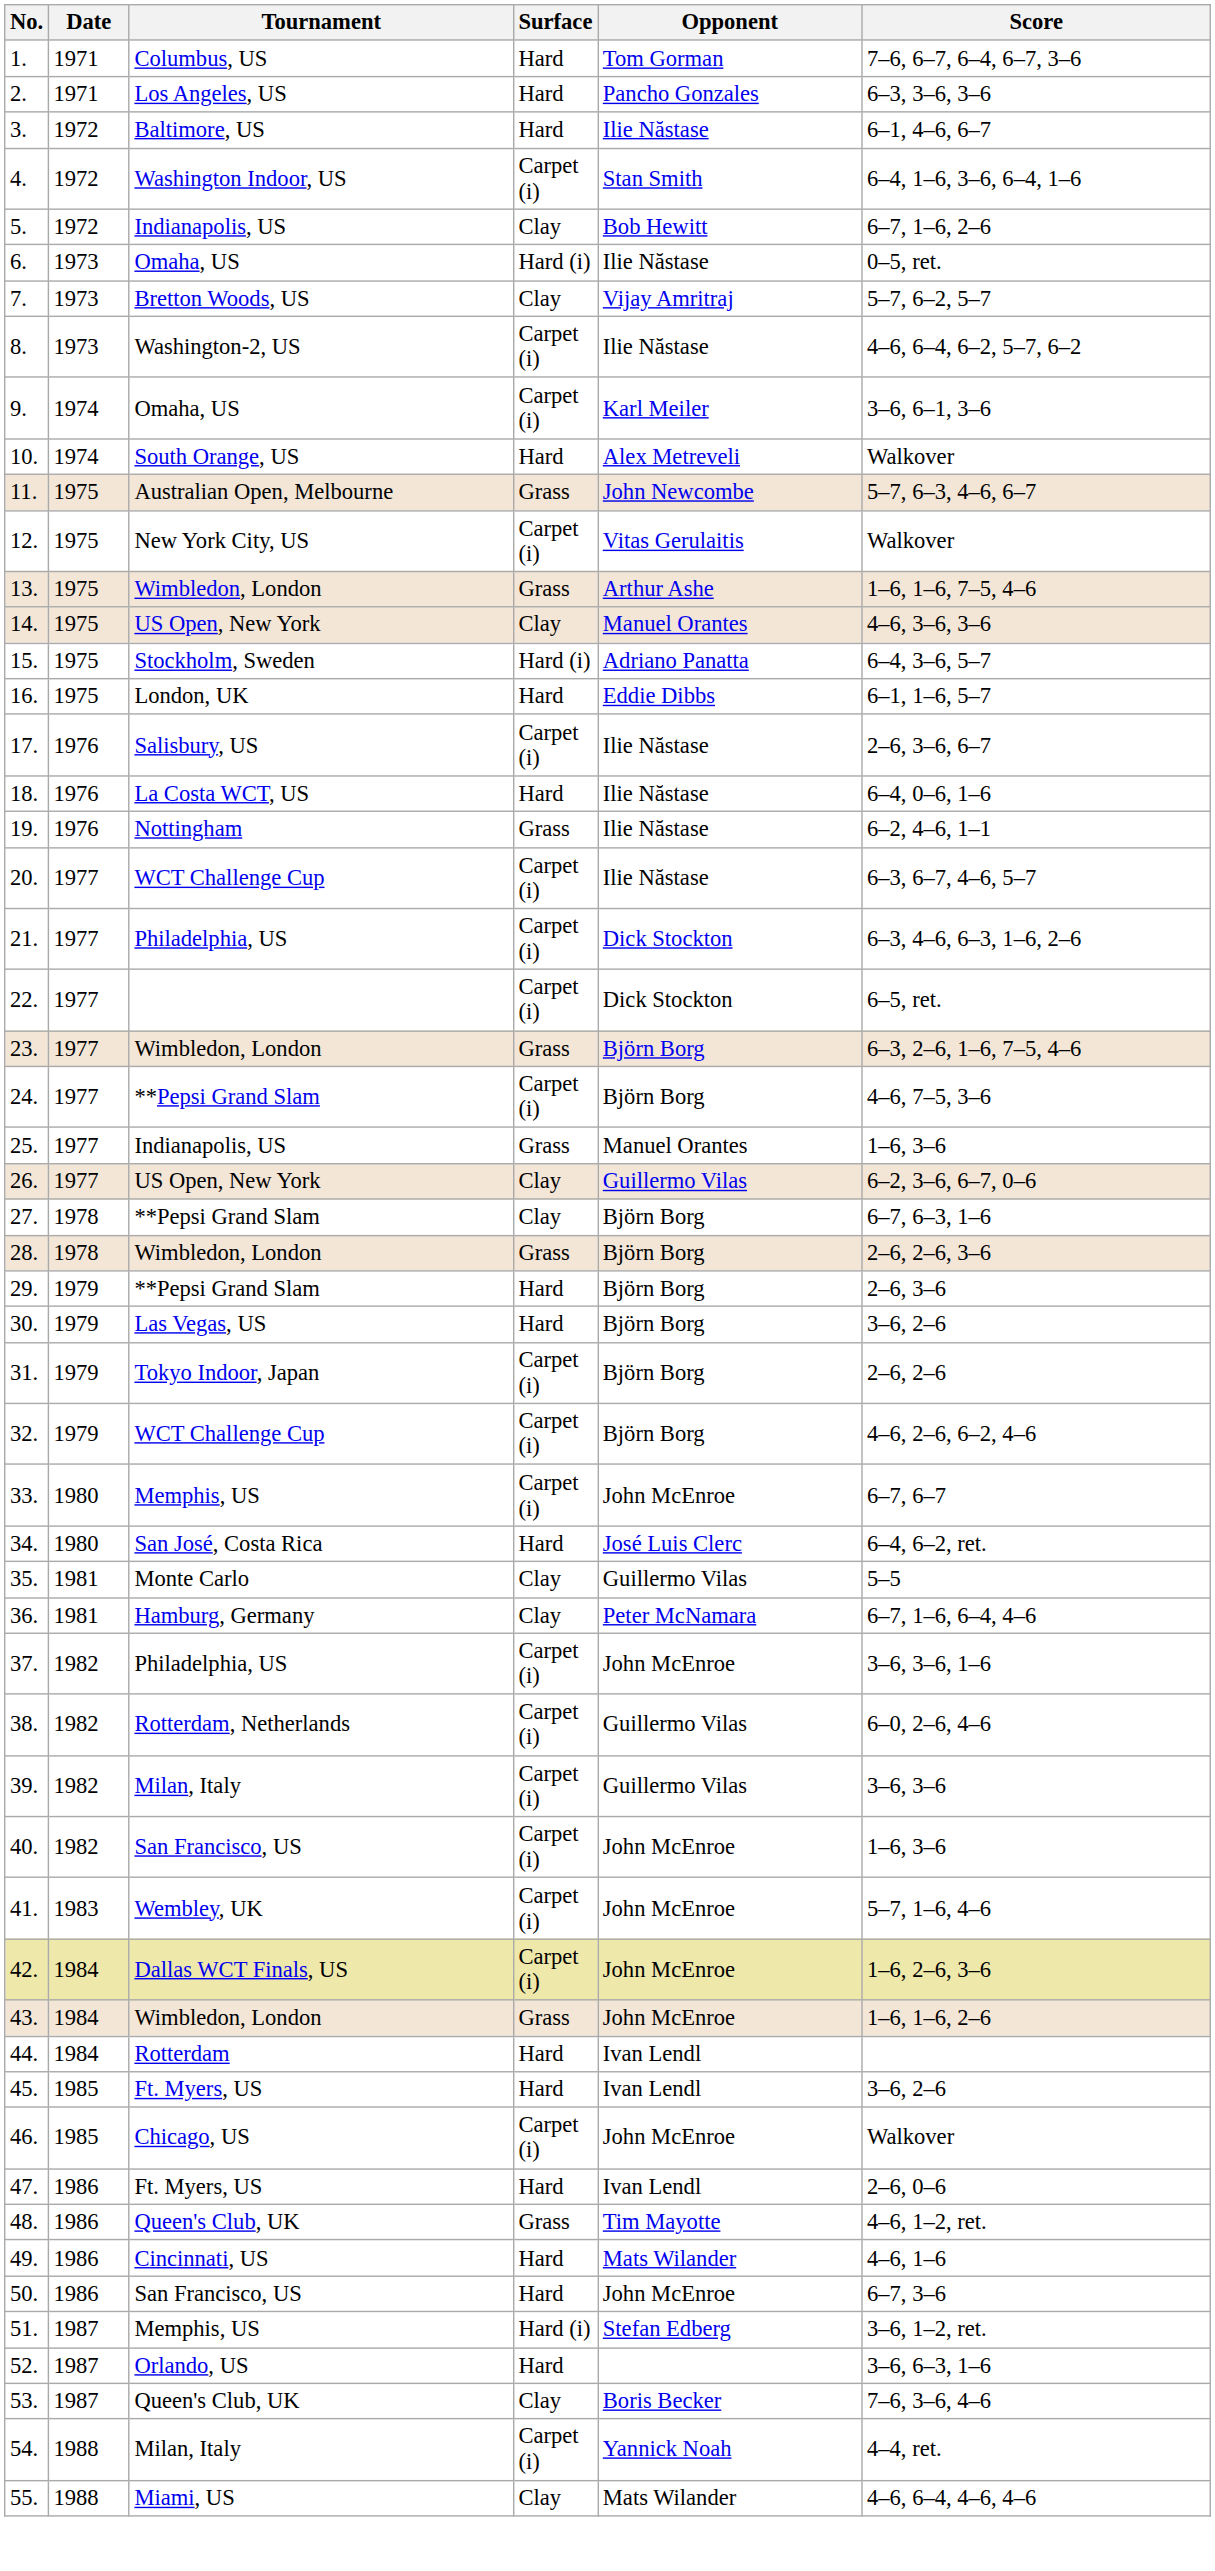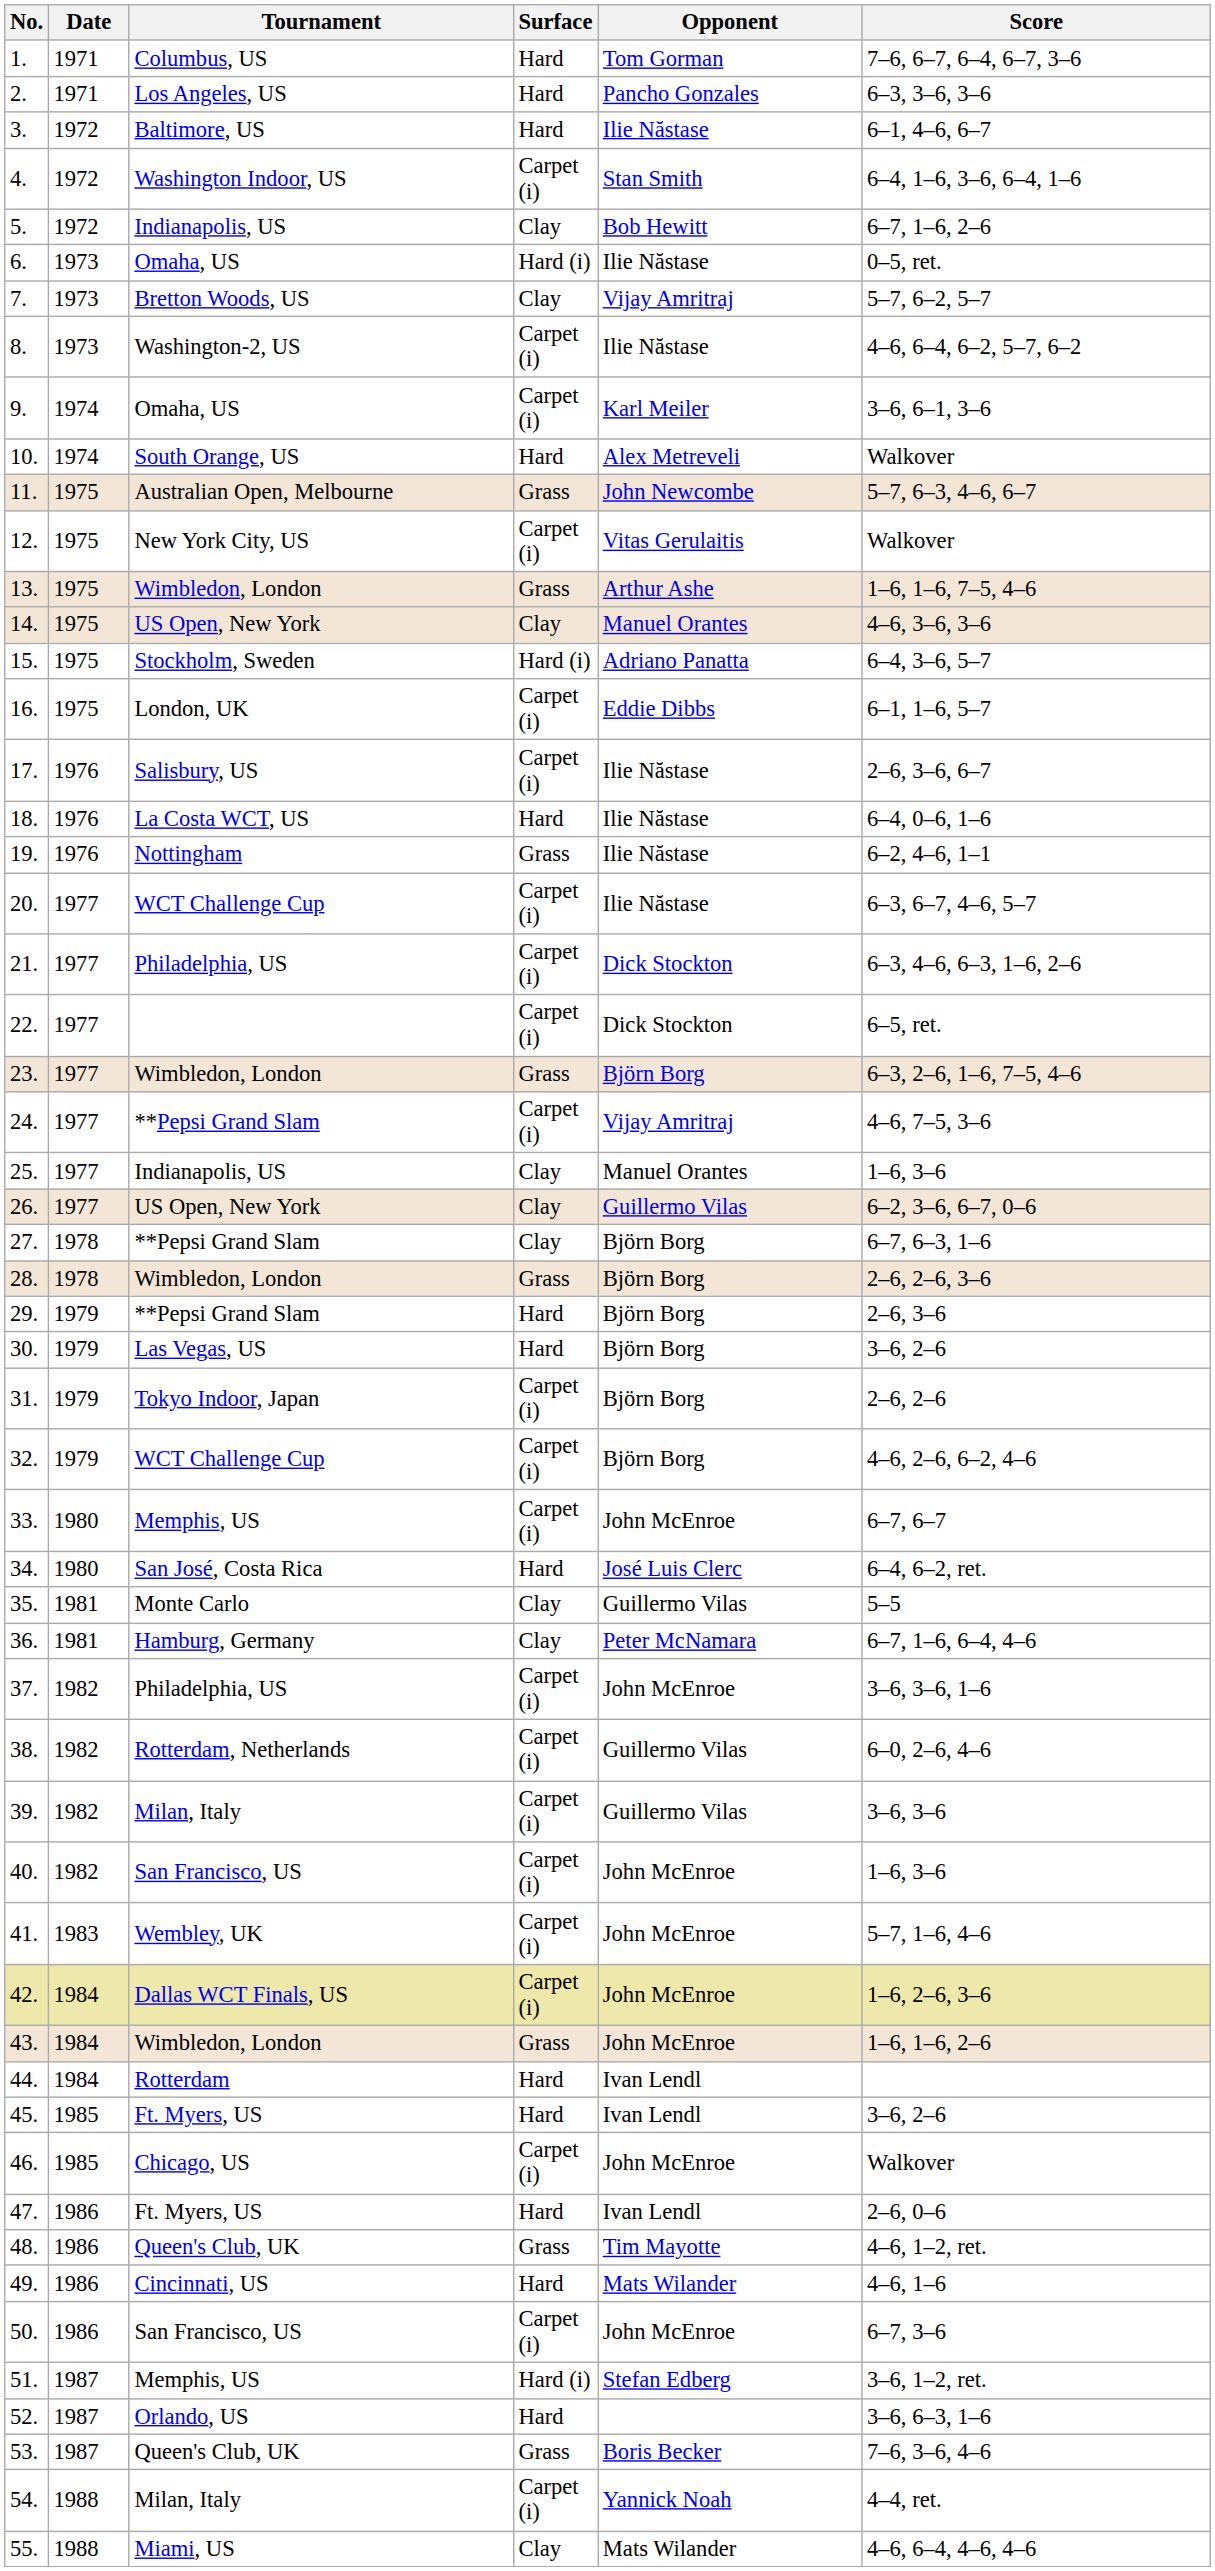(541, 696) Hard -> (549, 709) Carpet (i)
(654, 1096) Björn Borg -> (668, 1122) Vijay Amritraj
(544, 1145) Grass -> (540, 1170) Clay
(541, 2293) Hard -> (549, 2331) Carpet (i)
(540, 2400) Clay -> (544, 2451) Grass
